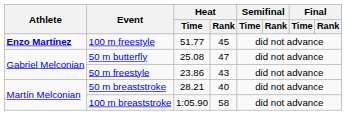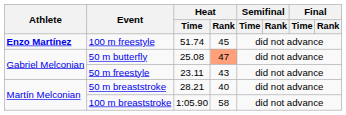(192, 42) 51.77 -> (192, 42) 51.74
(224, 57) no background -> (224, 57) lightsalmon background
(192, 72) 23.86 -> (192, 72) 23.11
